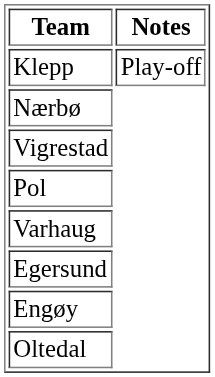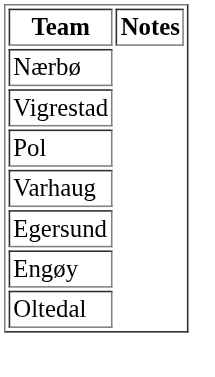- row: (44, 67)
